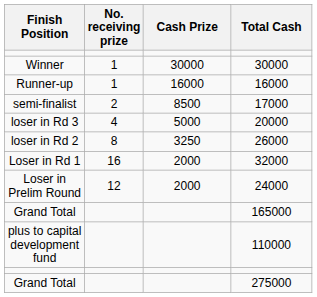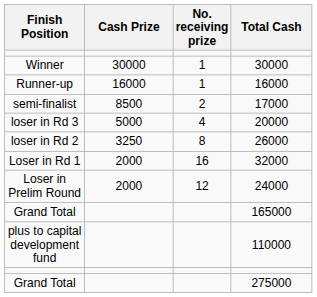columns swapped: (187, 27) <-> (114, 27)
